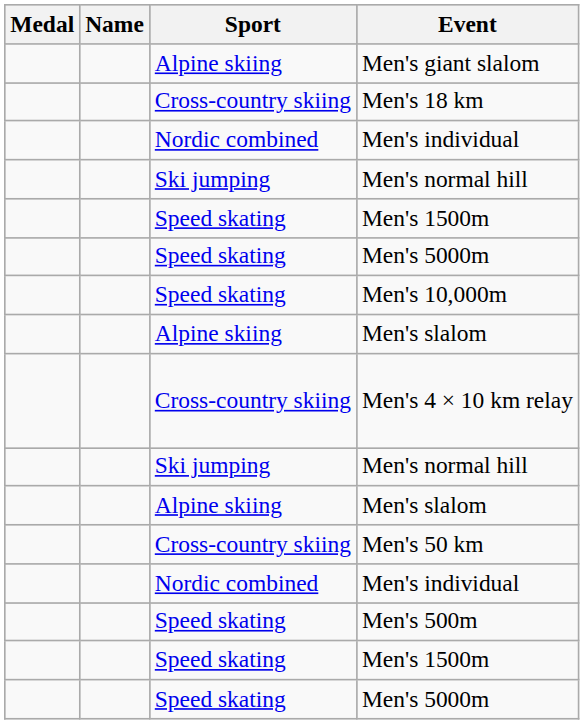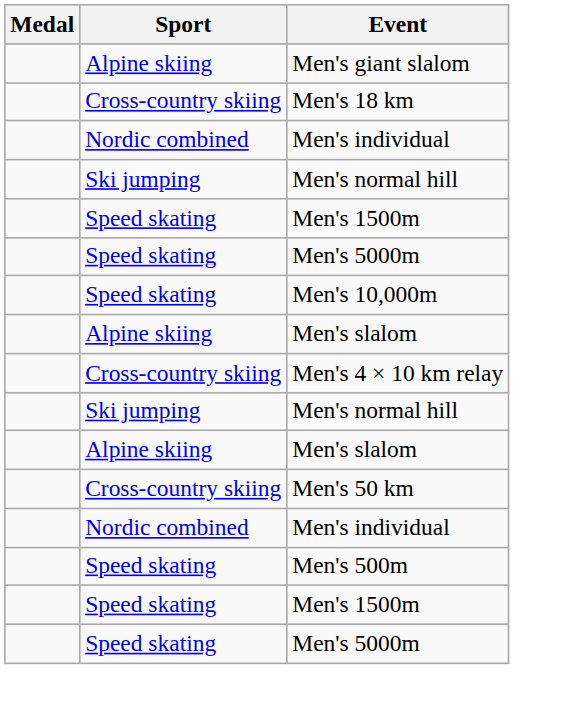- column: (114, 24)
